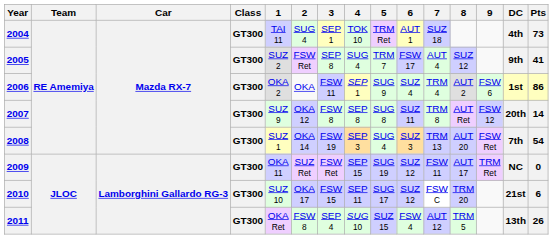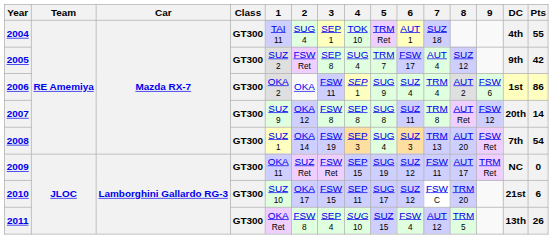(538, 34) 73 -> (538, 34) 55
(538, 61) 41 -> (538, 61) 42
